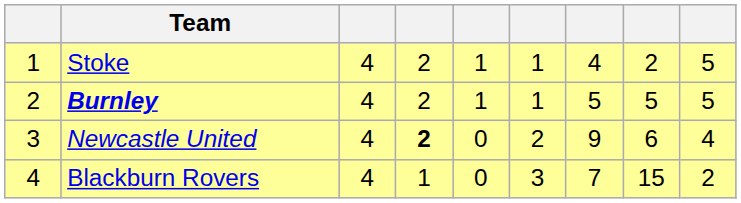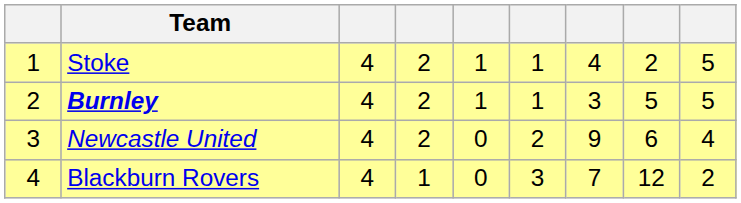(594, 100) 5 -> (594, 100) 3
(424, 139) bold -> (424, 139) normal
(651, 178) 15 -> (651, 178) 12
